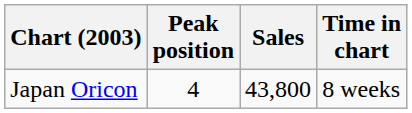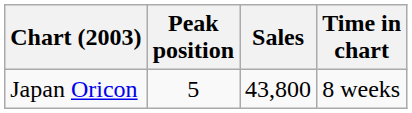(193, 88) 4 -> (193, 88) 5
